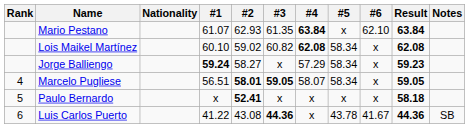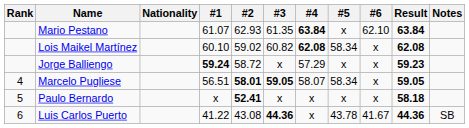(248, 64) 58.27 -> (248, 64) 58.72
(344, 64) 58.34 -> (344, 64) x
